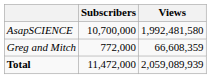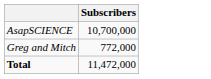- column: (172, 13)
